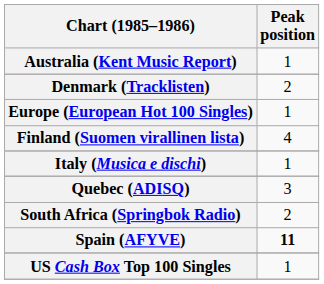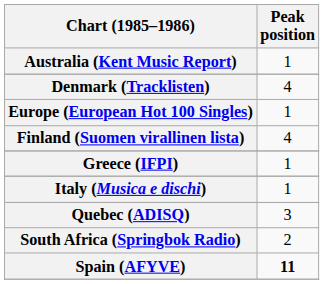(288, 86) 2 -> (288, 86) 4
+ row: (130, 163)
- row: (131, 266)
